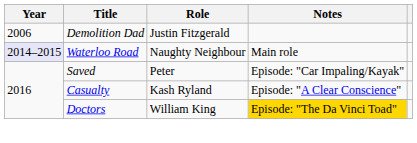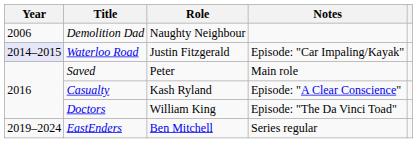(190, 33) Justin Fitzgerald -> (198, 33) Naughty Neighbour
(198, 52) Naughty Neighbour -> (190, 52) Justin Fitzgerald
(275, 52) Main role -> (328, 52) Episode: "Car Impaling/Kayak"
(328, 71) Episode: "Car Impaling/Kayak" -> (275, 71) Main role
(324, 109) gold background -> (324, 109) no background
+ row: (94, 128)
